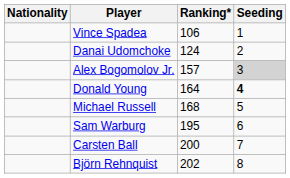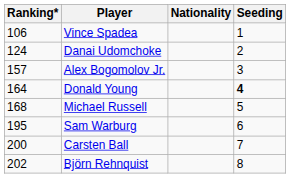columns swapped: (37, 13) <-> (206, 13)
(240, 70) lightgrey background -> (240, 70) no background
